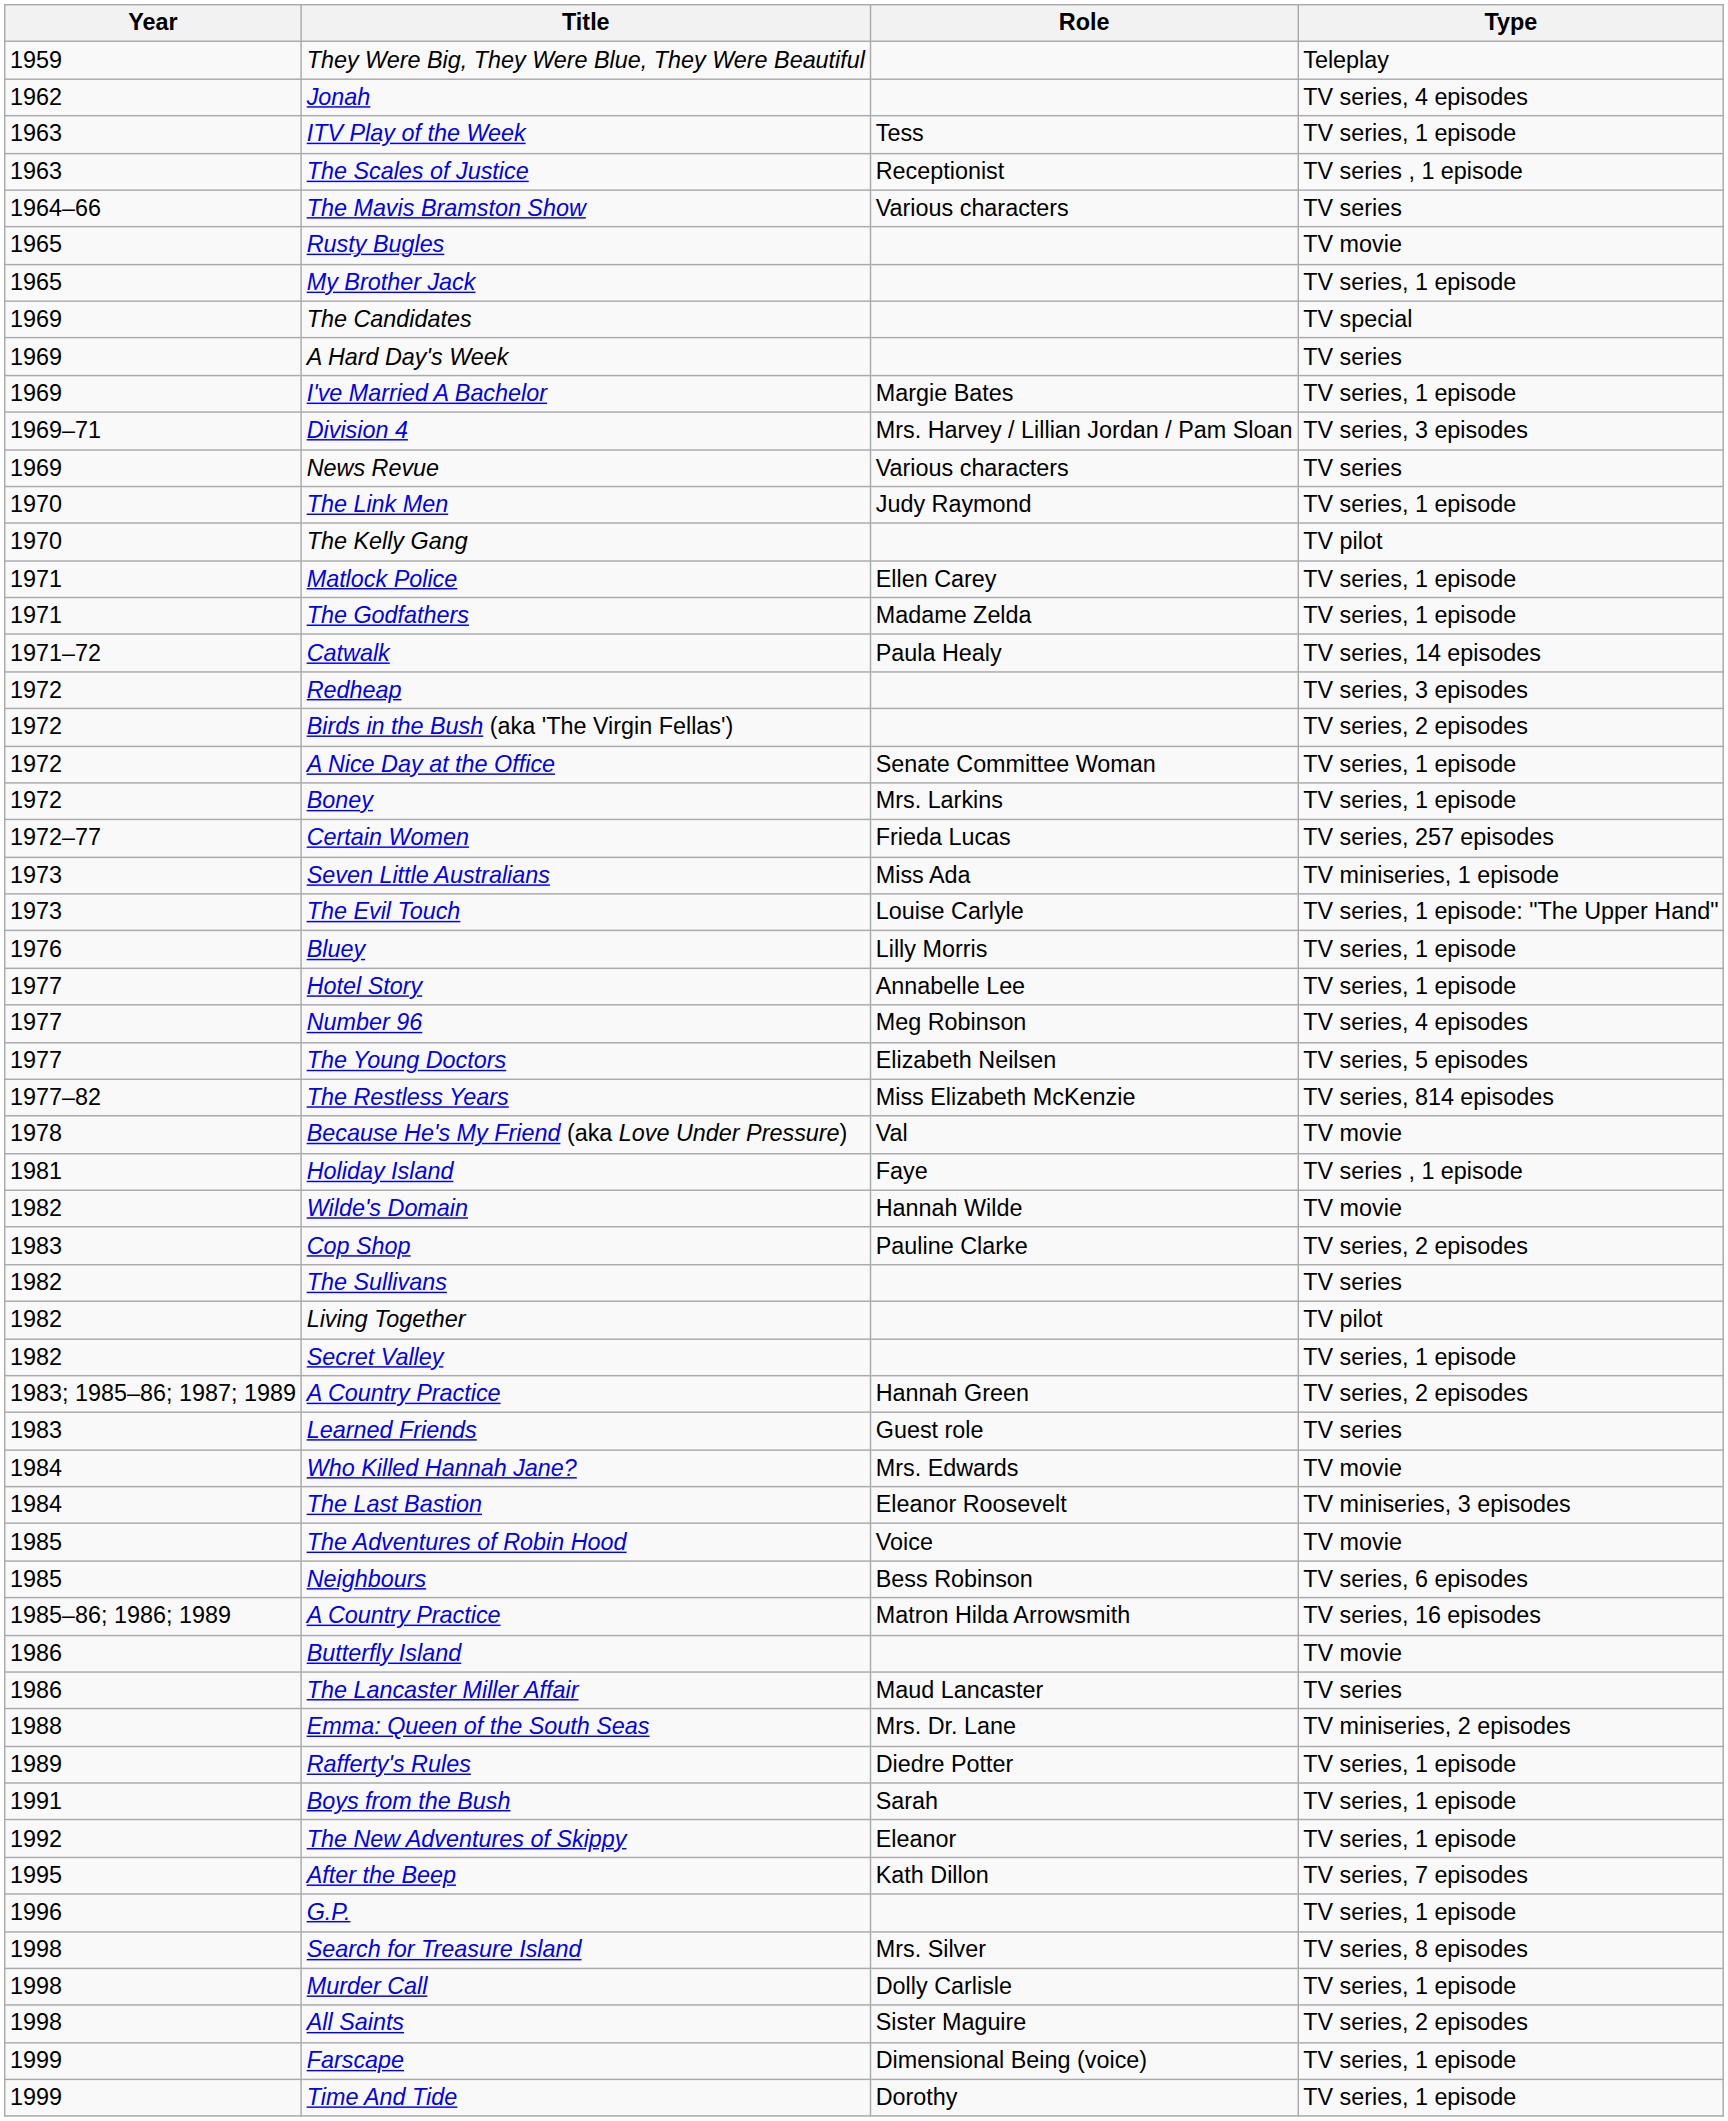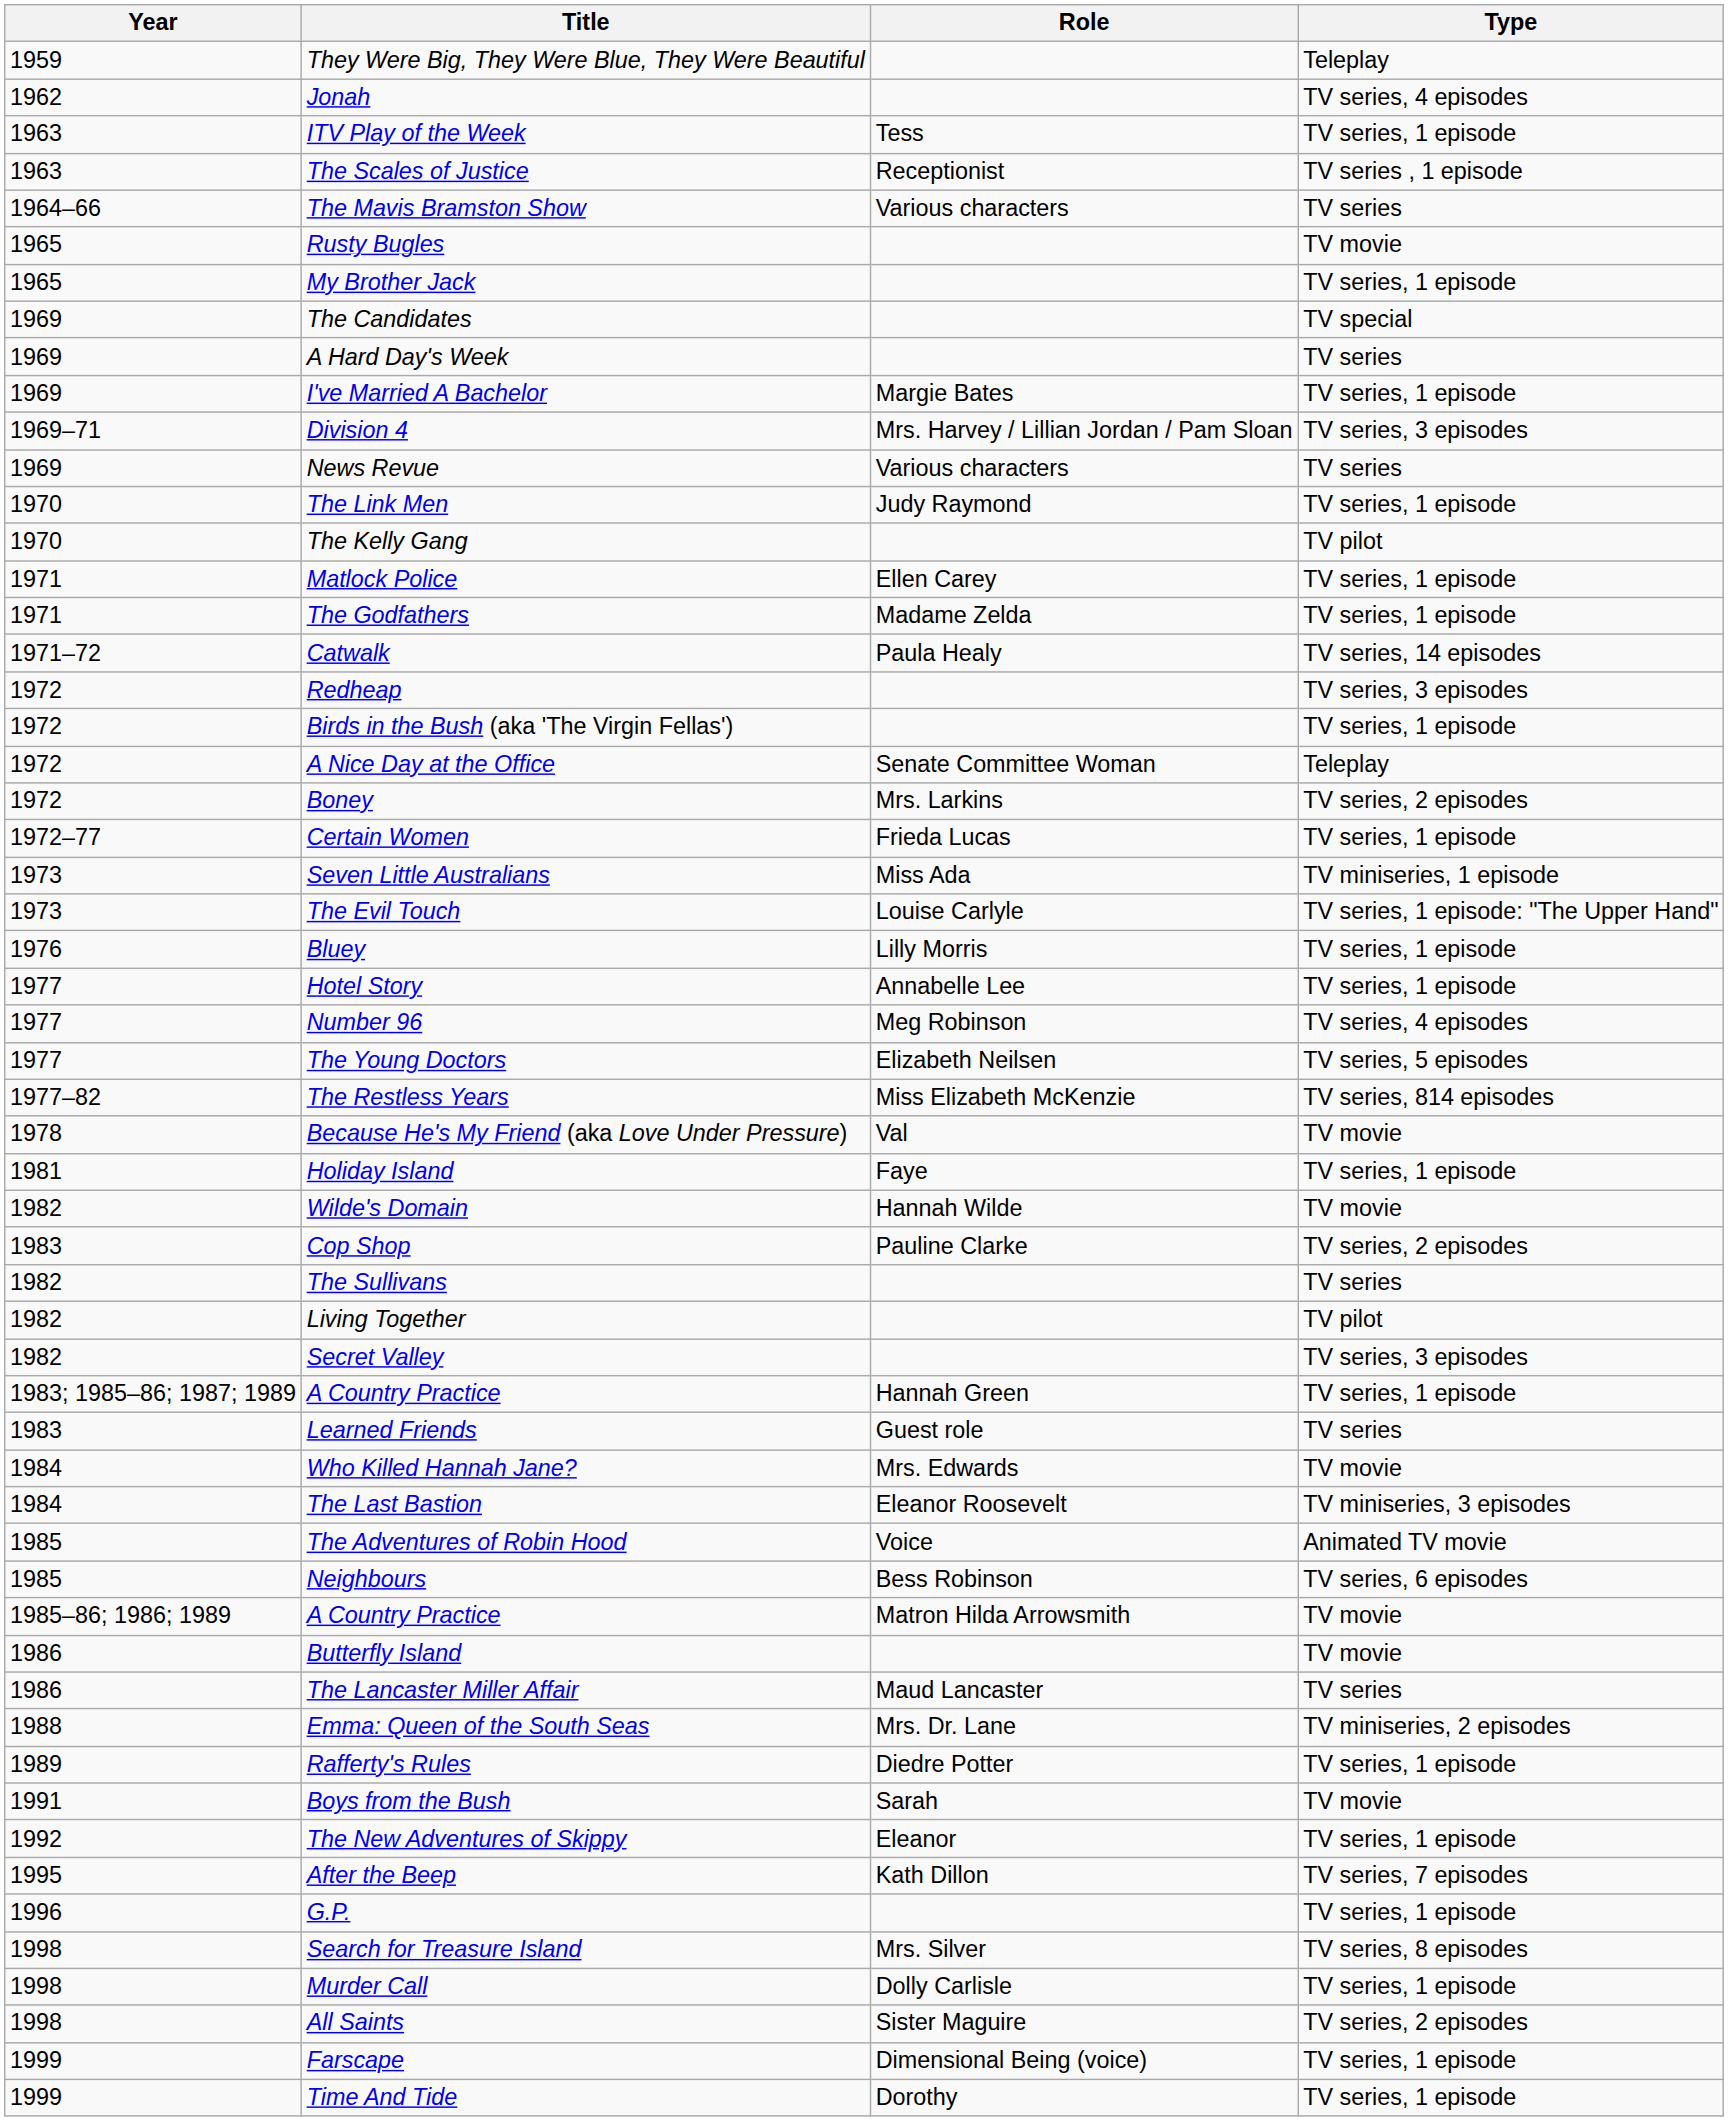(1416, 726) TV series, 2 episodes -> (1410, 726) TV series, 1 episode
(1410, 763) TV series, 1 episode -> (1346, 763) Teleplay
(1410, 801) TV series, 1 episode -> (1416, 801) TV series, 2 episodes
(1429, 838) TV series, 257 episodes -> (1410, 838) TV series, 1 episode
(1413, 1171) TV series , 1 episode -> (1410, 1171) TV series, 1 episode
(1410, 1356) TV series, 1 episode -> (1416, 1356) TV series, 3 episodes
(1416, 1393) TV series, 2 episodes -> (1410, 1393) TV series, 1 episode
(1353, 1541) TV movie -> (1405, 1541) Animated TV movie
(1422, 1616) TV series, 16 episodes -> (1353, 1616) TV movie
(1410, 1801) TV series, 1 episode -> (1353, 1801) TV movie
